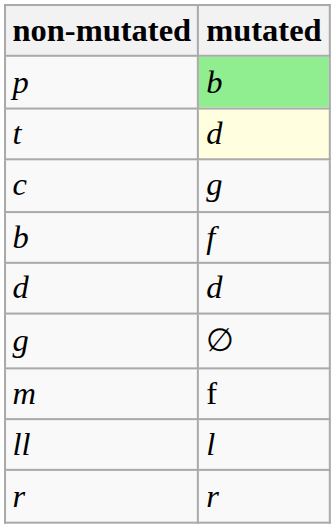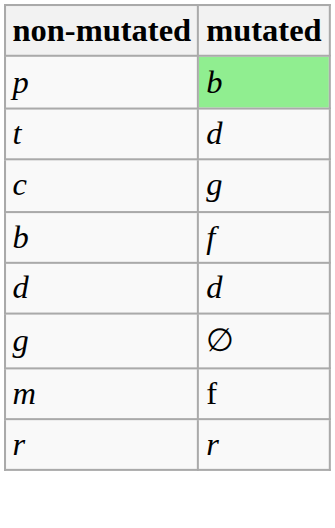(214, 133) lightyellow background -> (214, 133) no background
- row: (22, 444)
